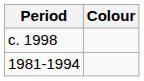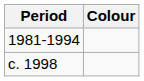rows swapped: (44, 64) <-> (33, 40)
